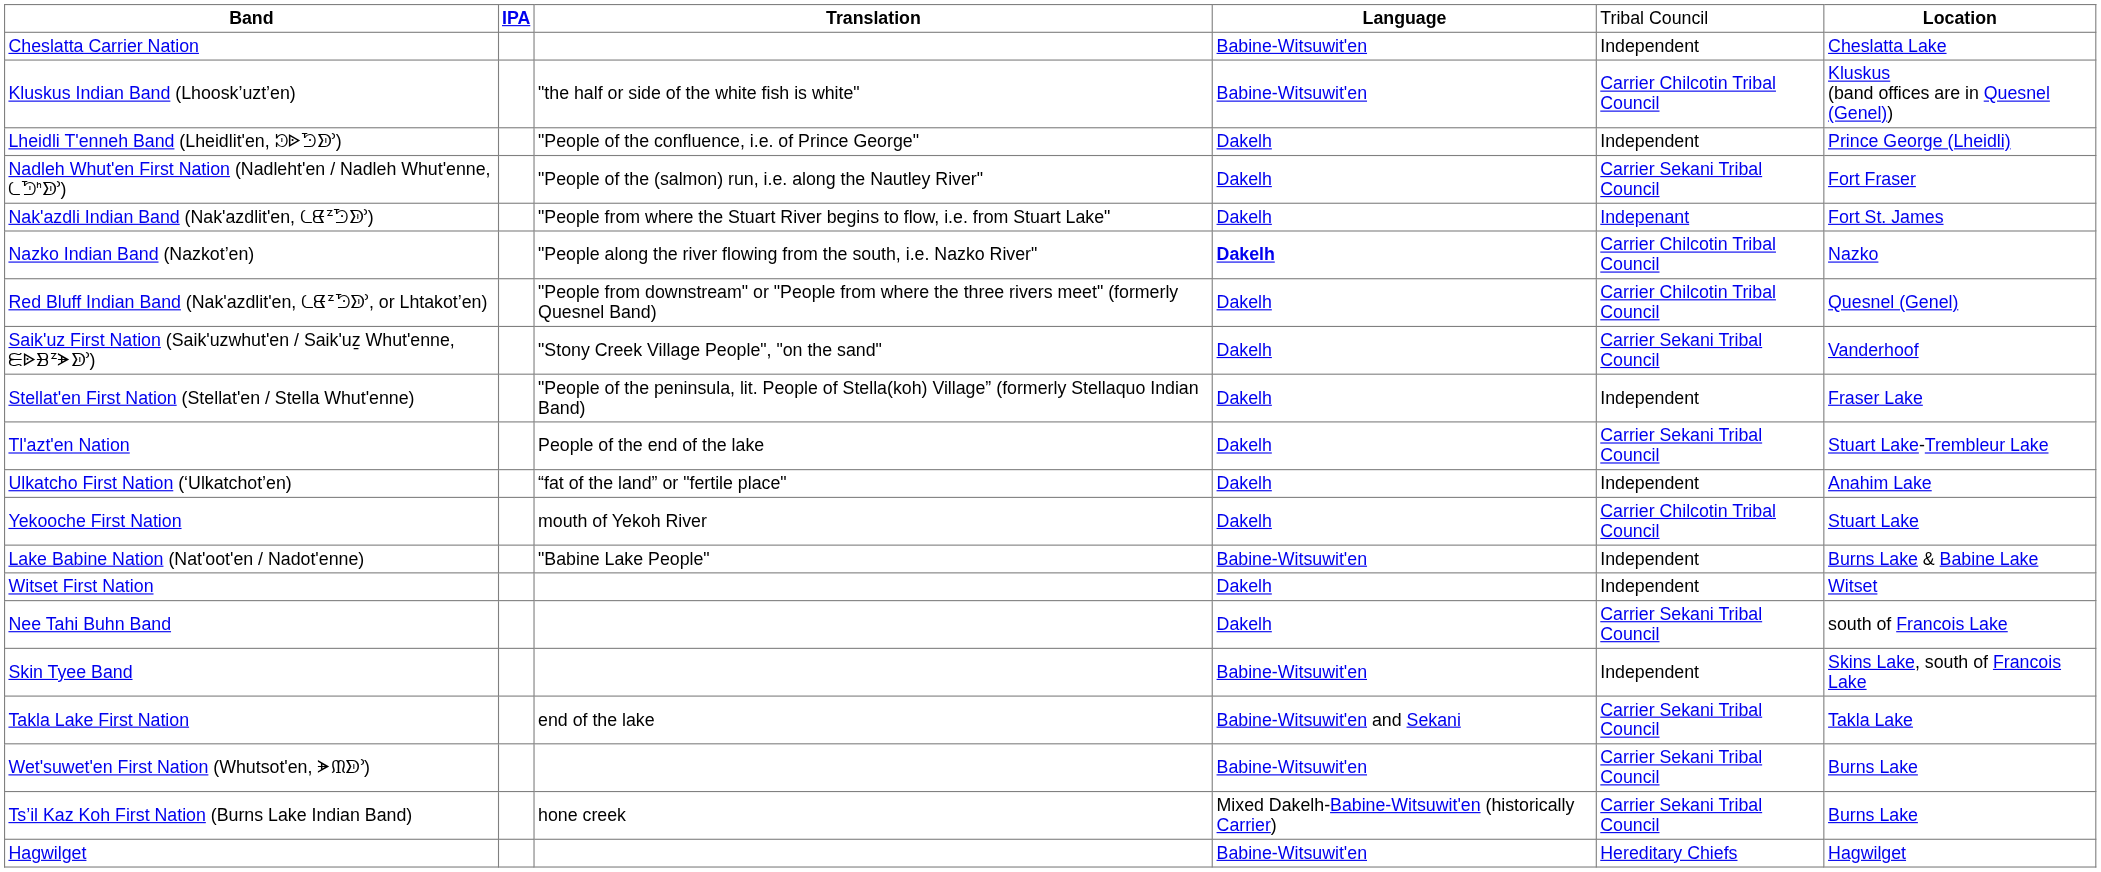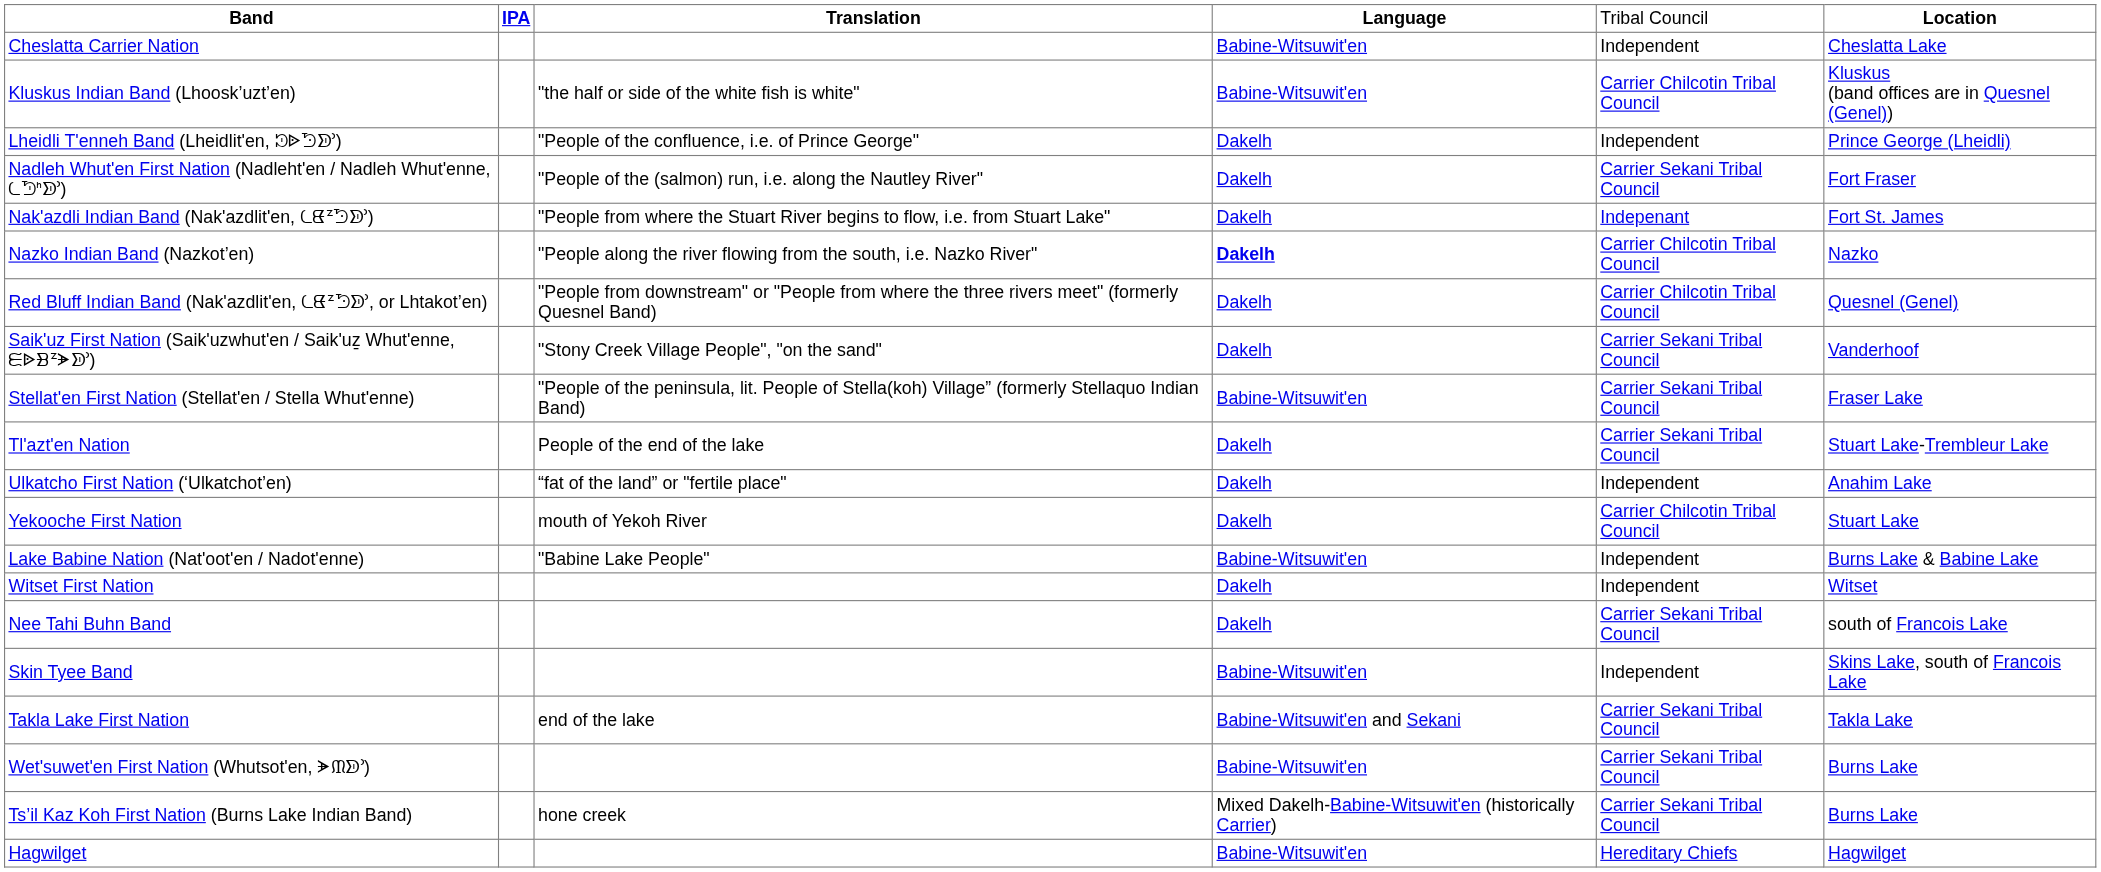(1244, 397) Dakelh -> (1292, 397) Babine-Witsuwit'en
(1650, 397) Independent -> (1681, 397) Carrier Sekani Tribal Council
